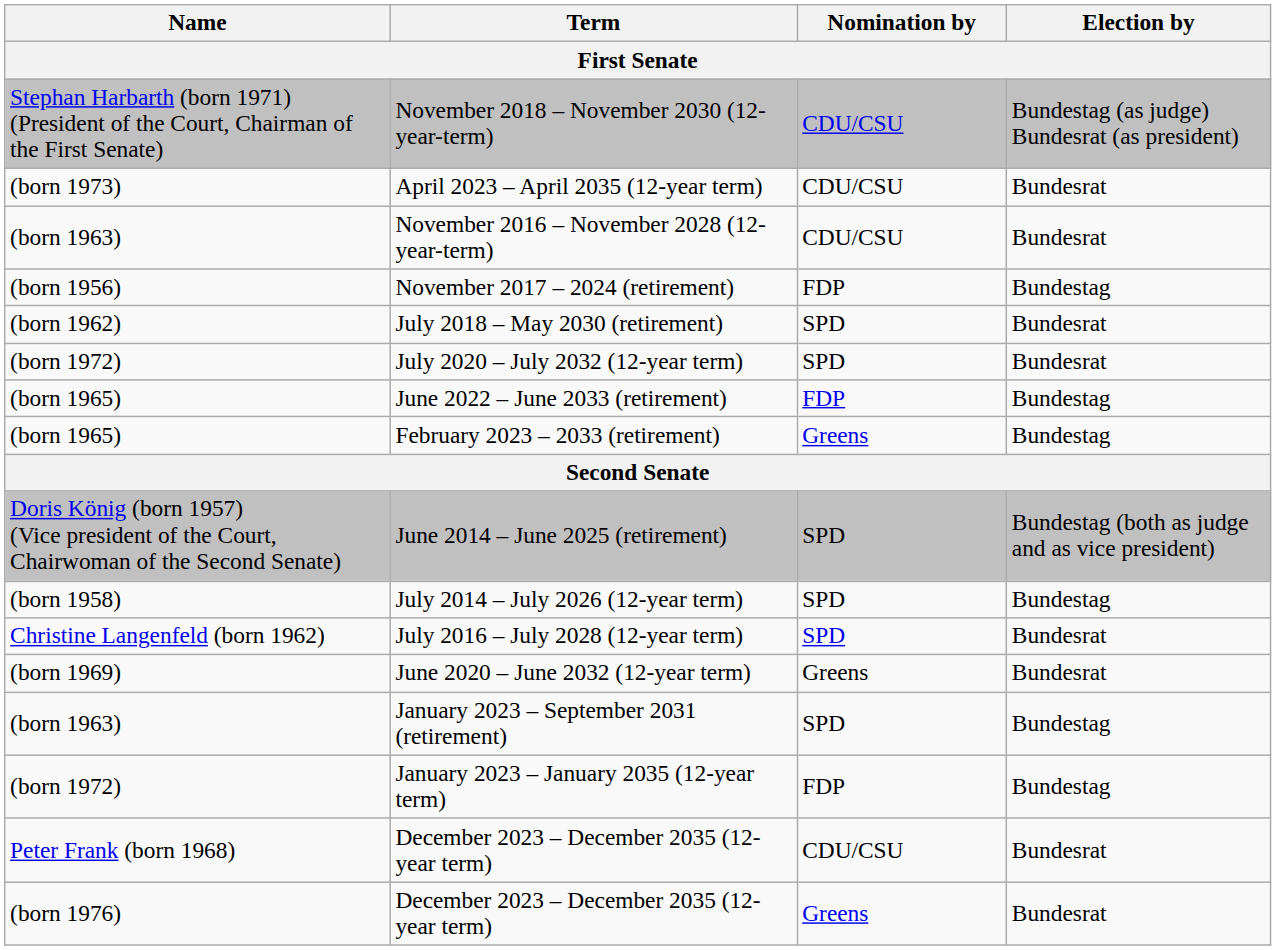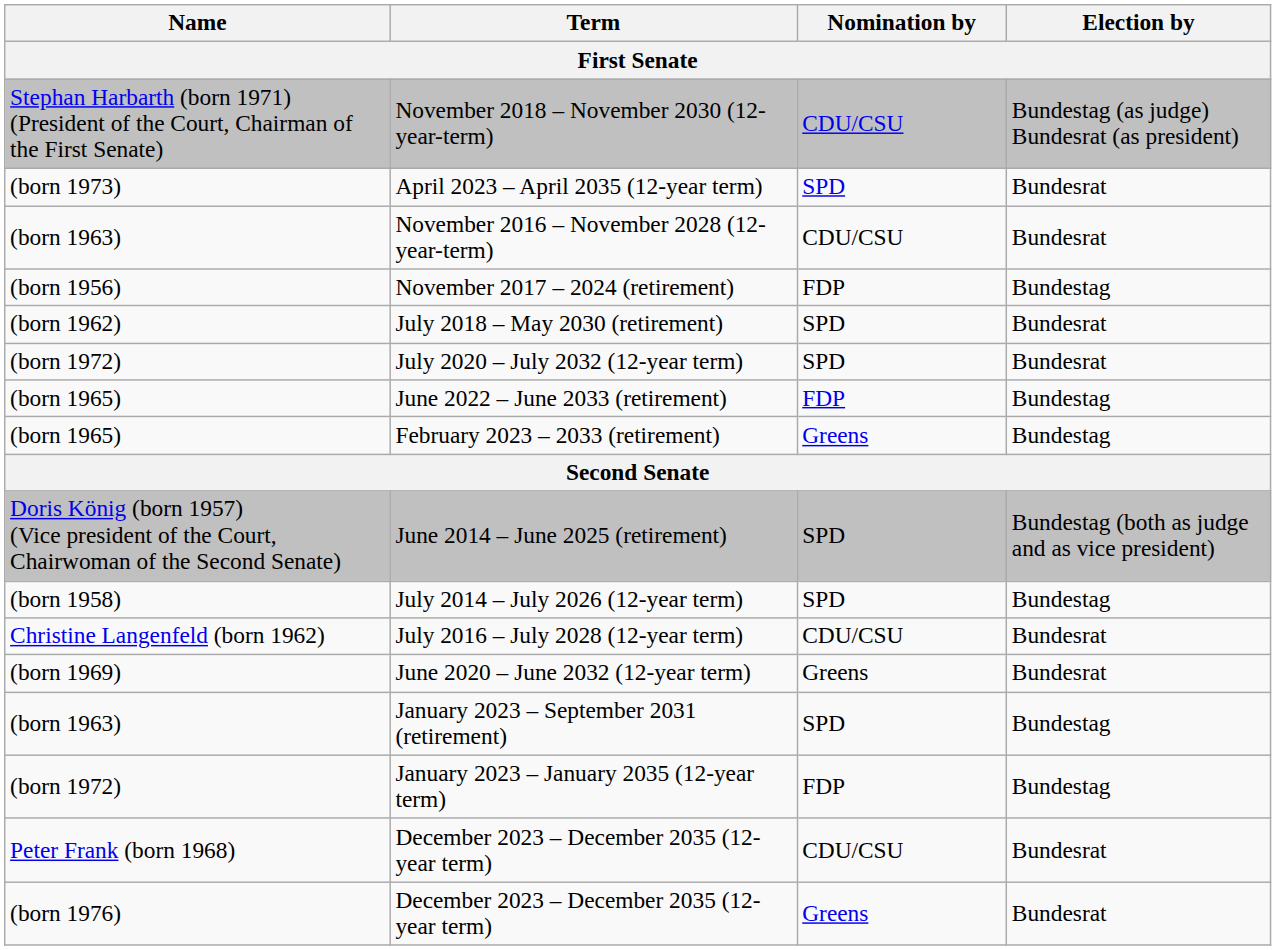(853, 186) CDU/CSU -> (824, 186) SPD
(824, 636) SPD -> (853, 636) CDU/CSU
